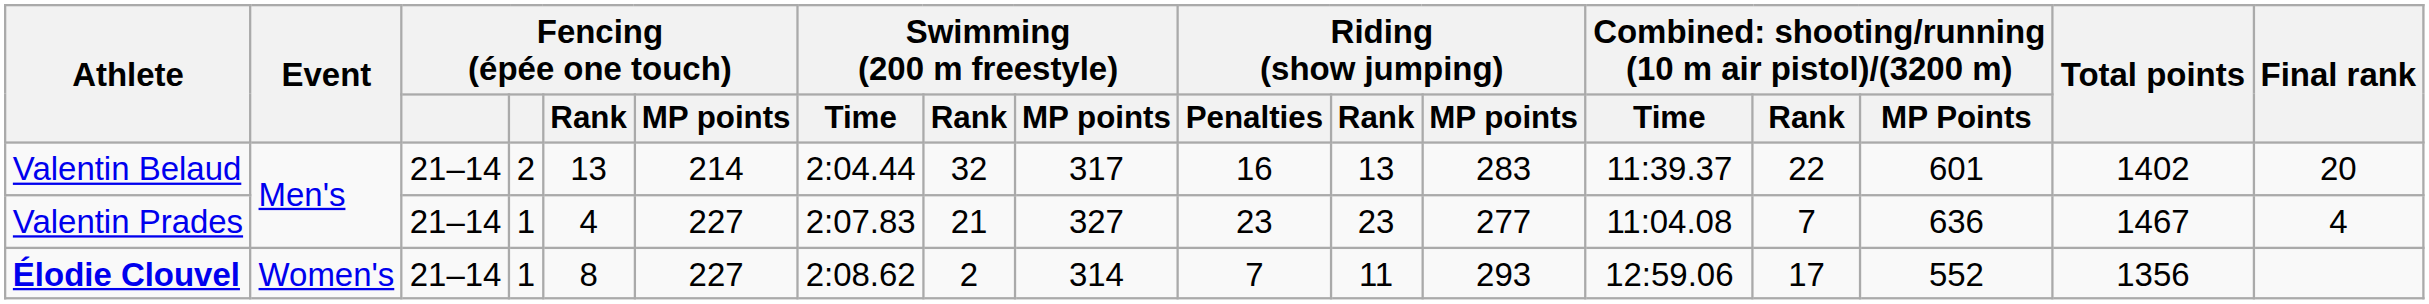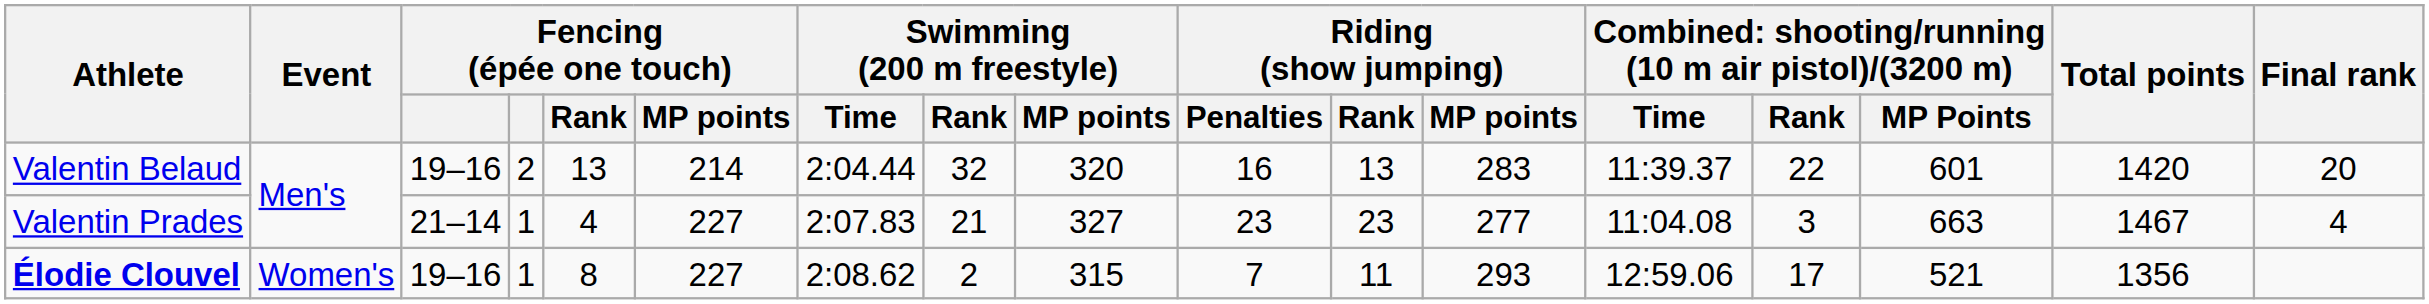(456, 169) 21–14 -> (456, 169) 19–16
(1096, 169) 317 -> (1096, 169) 320
(2153, 169) 1402 -> (2153, 169) 1420
(1807, 222) 7 -> (1807, 222) 3
(1956, 222) 636 -> (1956, 222) 663
(456, 274) 21–14 -> (456, 274) 19–16
(1096, 274) 314 -> (1096, 274) 315
(1956, 274) 552 -> (1956, 274) 521
